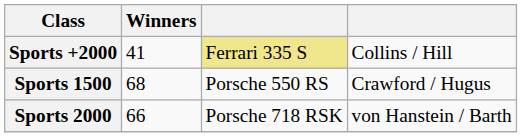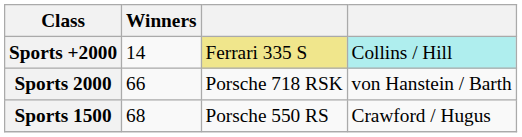(136, 52) 41 -> (136, 52) 14
(402, 52) no background -> (402, 52) paleturquoise background
rows swapped: (63, 116) <-> (63, 84)
